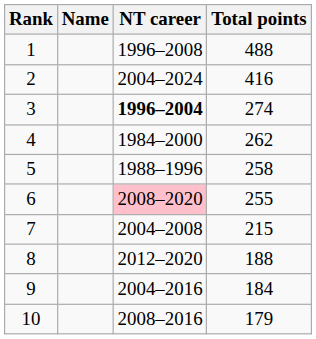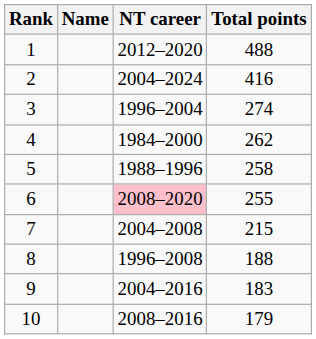(160, 49) 1996–2008 -> (160, 49) 2012–2020
(160, 109) bold -> (160, 109) normal
(160, 259) 2012–2020 -> (160, 259) 1996–2008
(259, 288) 184 -> (259, 288) 183
